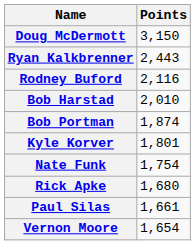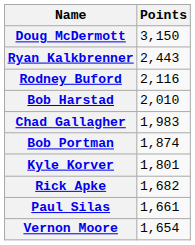+ row: (71, 122)
- row: (71, 165)
(160, 186) 1,680 -> (160, 186) 1,682
